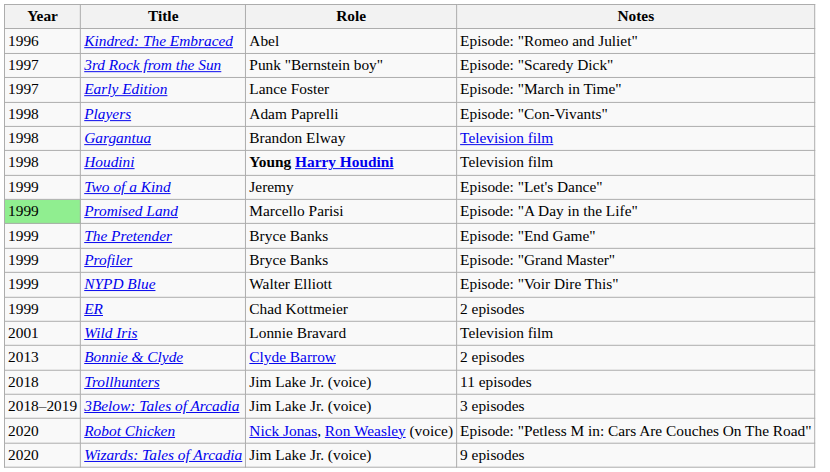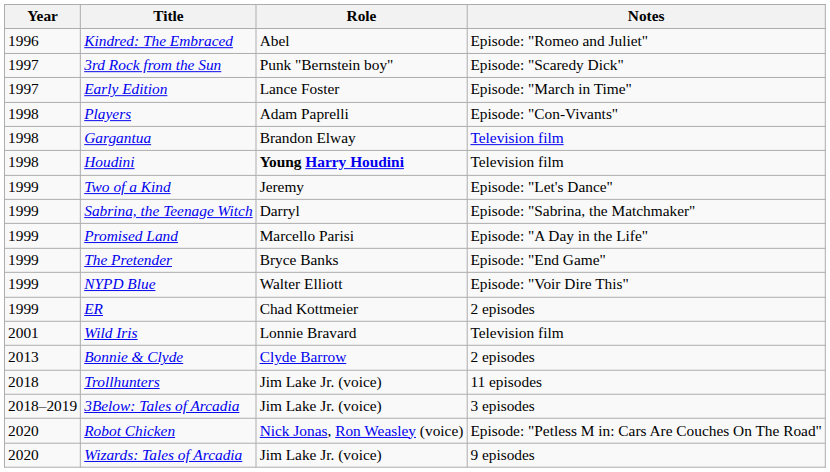+ row: (168, 211)
(23, 211) lightgreen background -> (23, 235) no background
- row: (108, 260)
